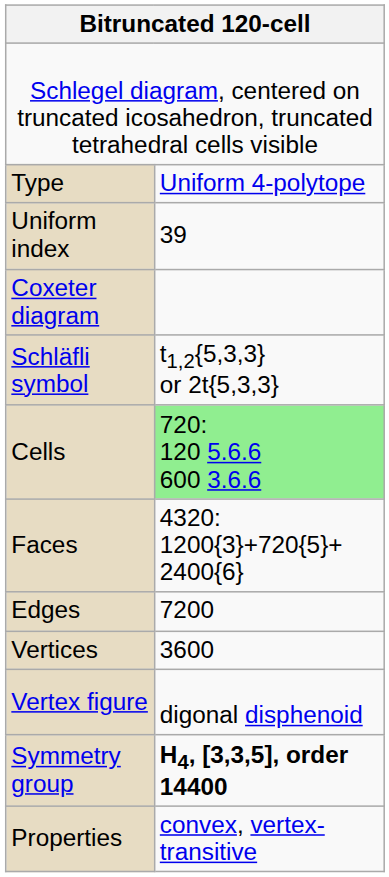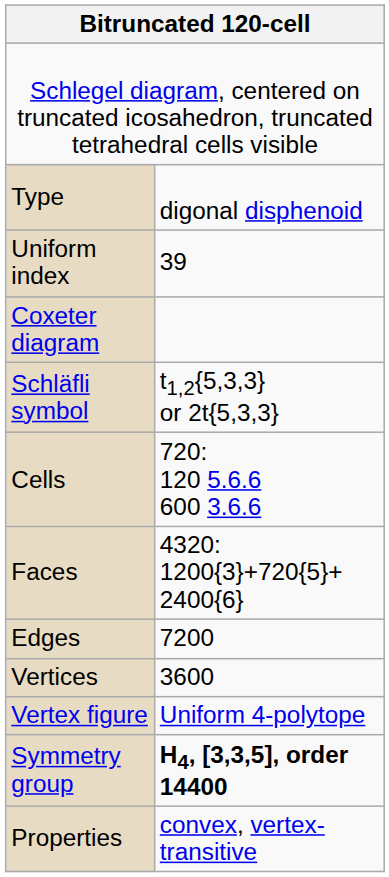(263, 183) Uniform 4-polytope -> (261, 210) digonal disphenoid
(211, 451) lightgreen background -> (211, 479) no background
(261, 715) digonal disphenoid -> (263, 715) Uniform 4-polytope
